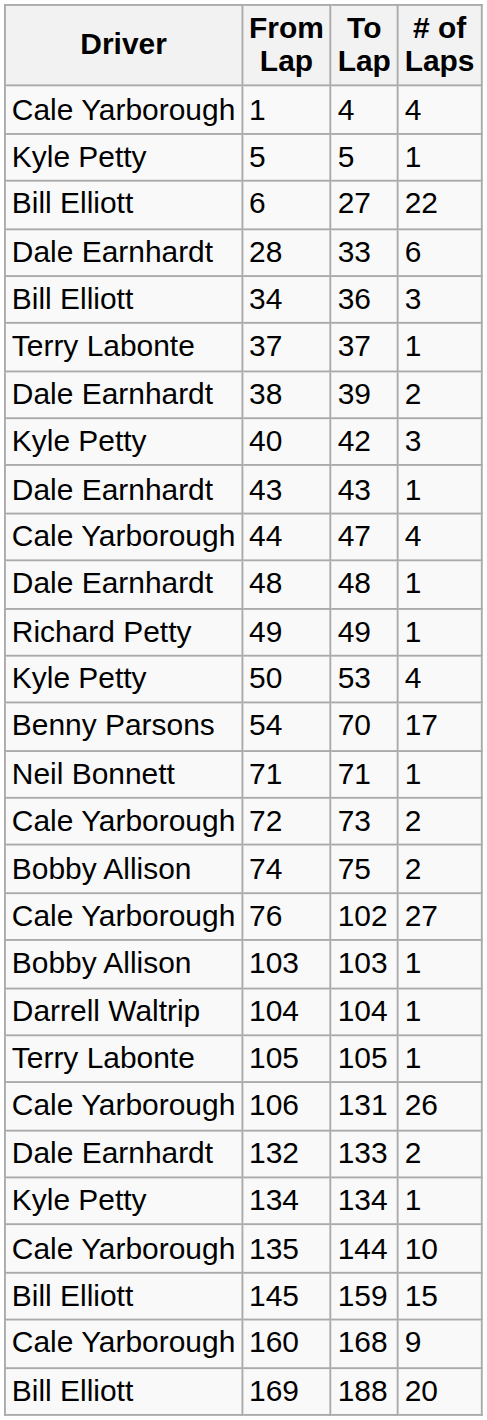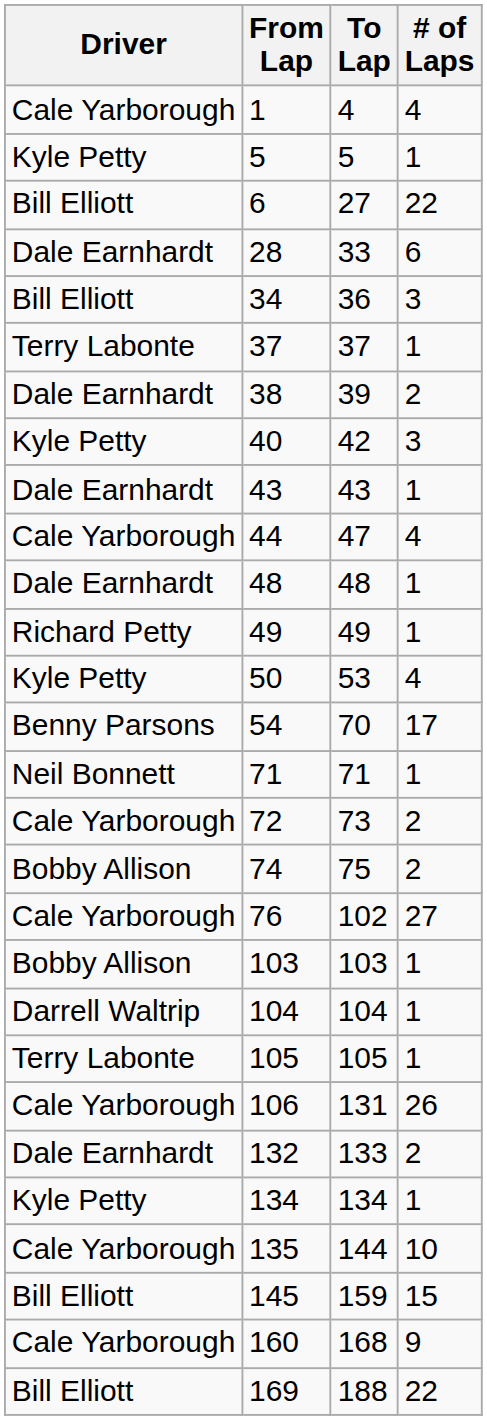(421, 1390) 20 -> (421, 1390) 22
